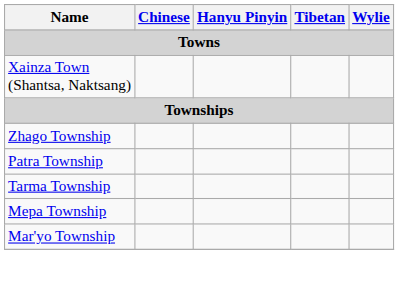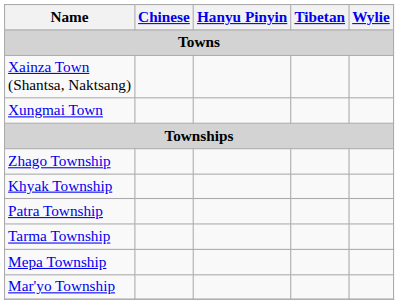+ row: (56, 111)
+ row: (60, 186)
